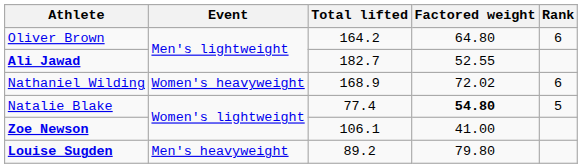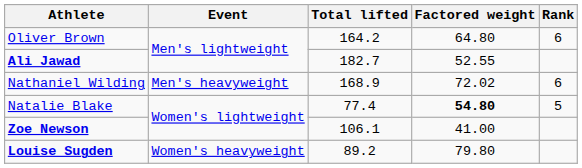(228, 83) Women's heavyweight -> (220, 83) Men's heavyweight
(220, 151) Men's heavyweight -> (228, 151) Women's heavyweight
